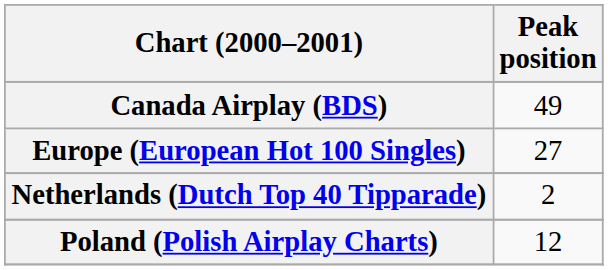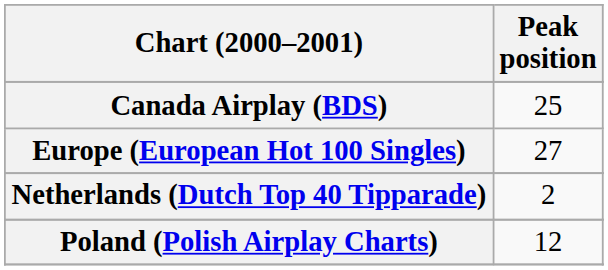(548, 104) 49 -> (548, 104) 25
